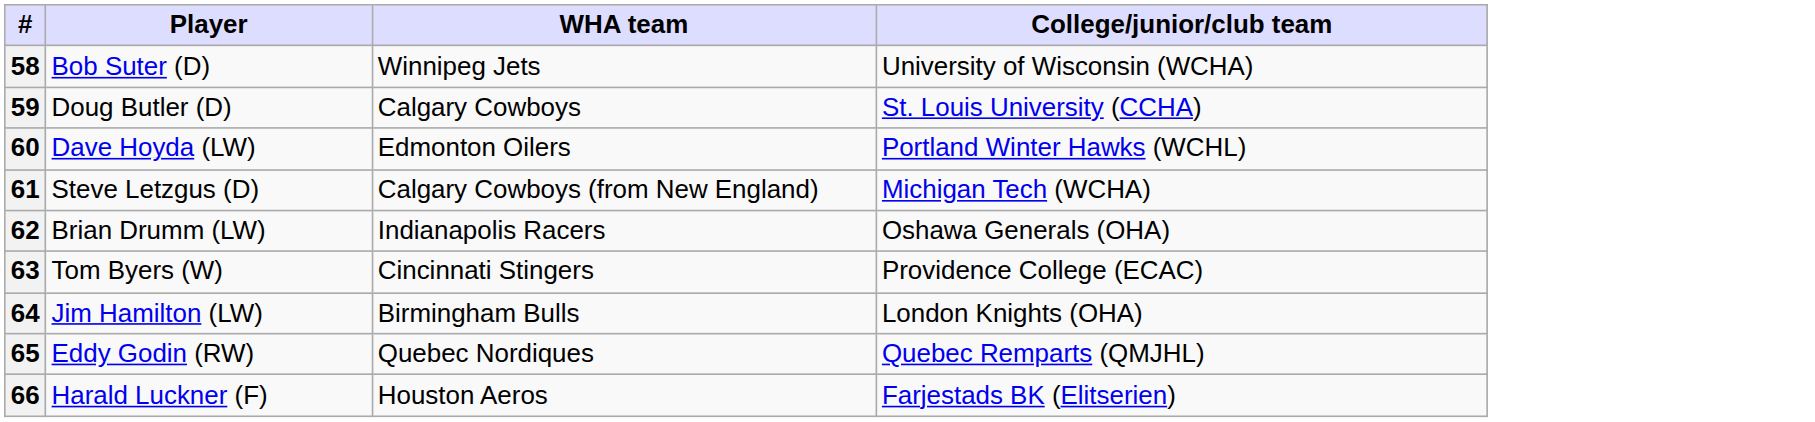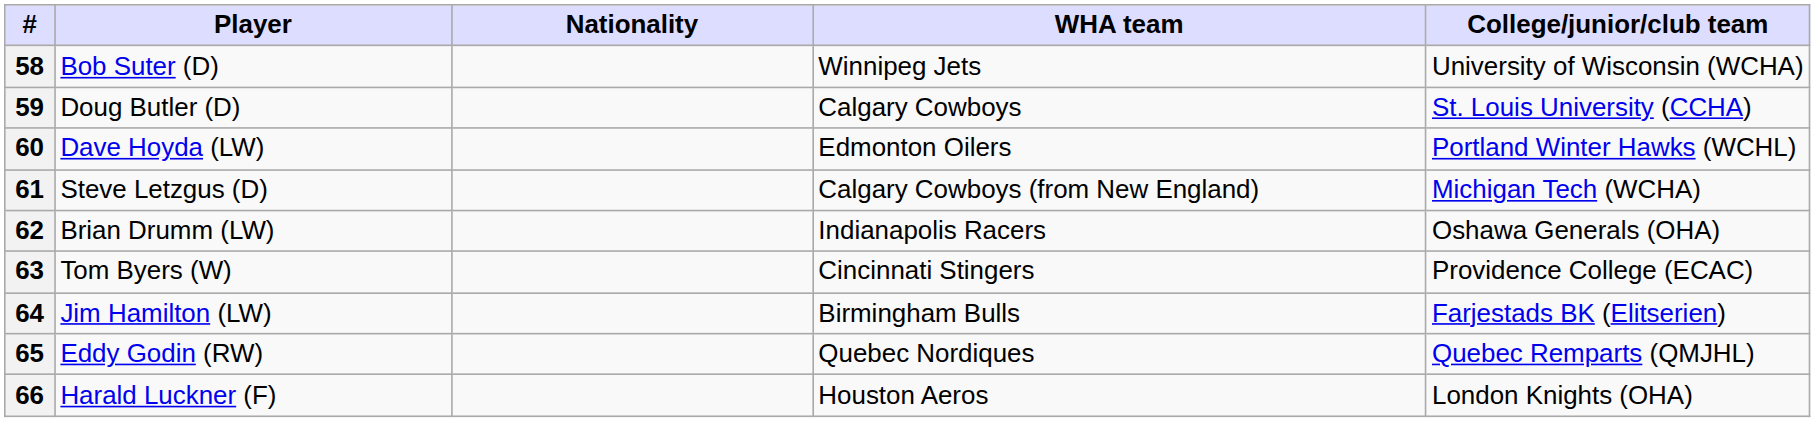+ column: (632, 25)
(1012, 312) London Knights (OHA) -> (1579, 312) Farjestads BK (Elitserien)
(1029, 395) Farjestads BK (Elitserien) -> (1562, 395) London Knights (OHA)
